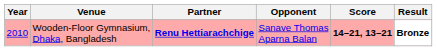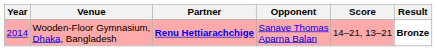(17, 33) 2010 -> (17, 33) 2014
(363, 33) bold -> (363, 33) normal
